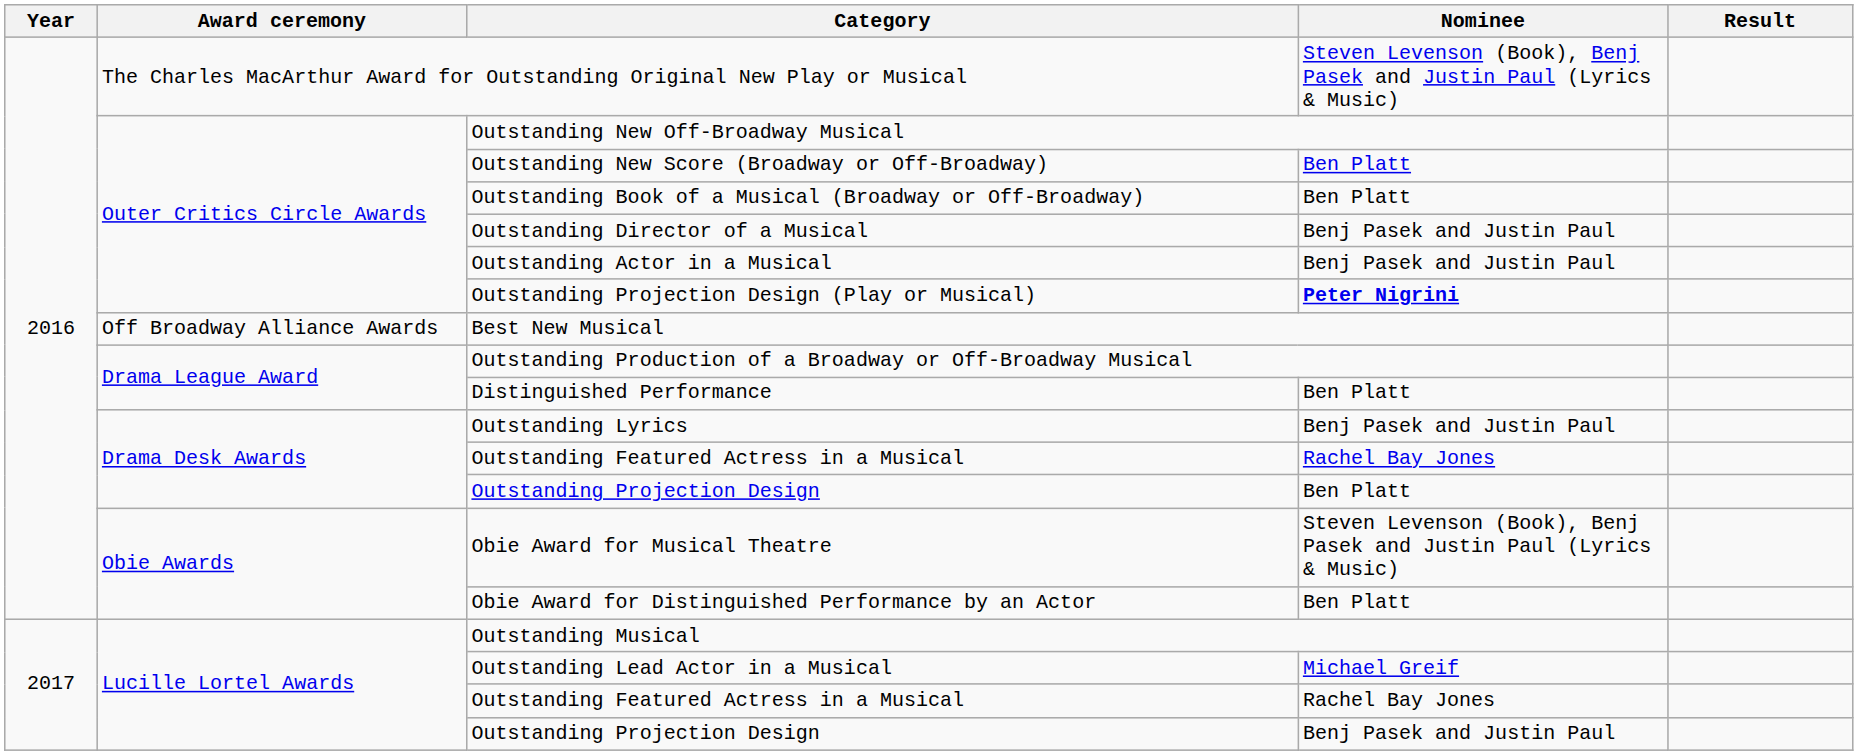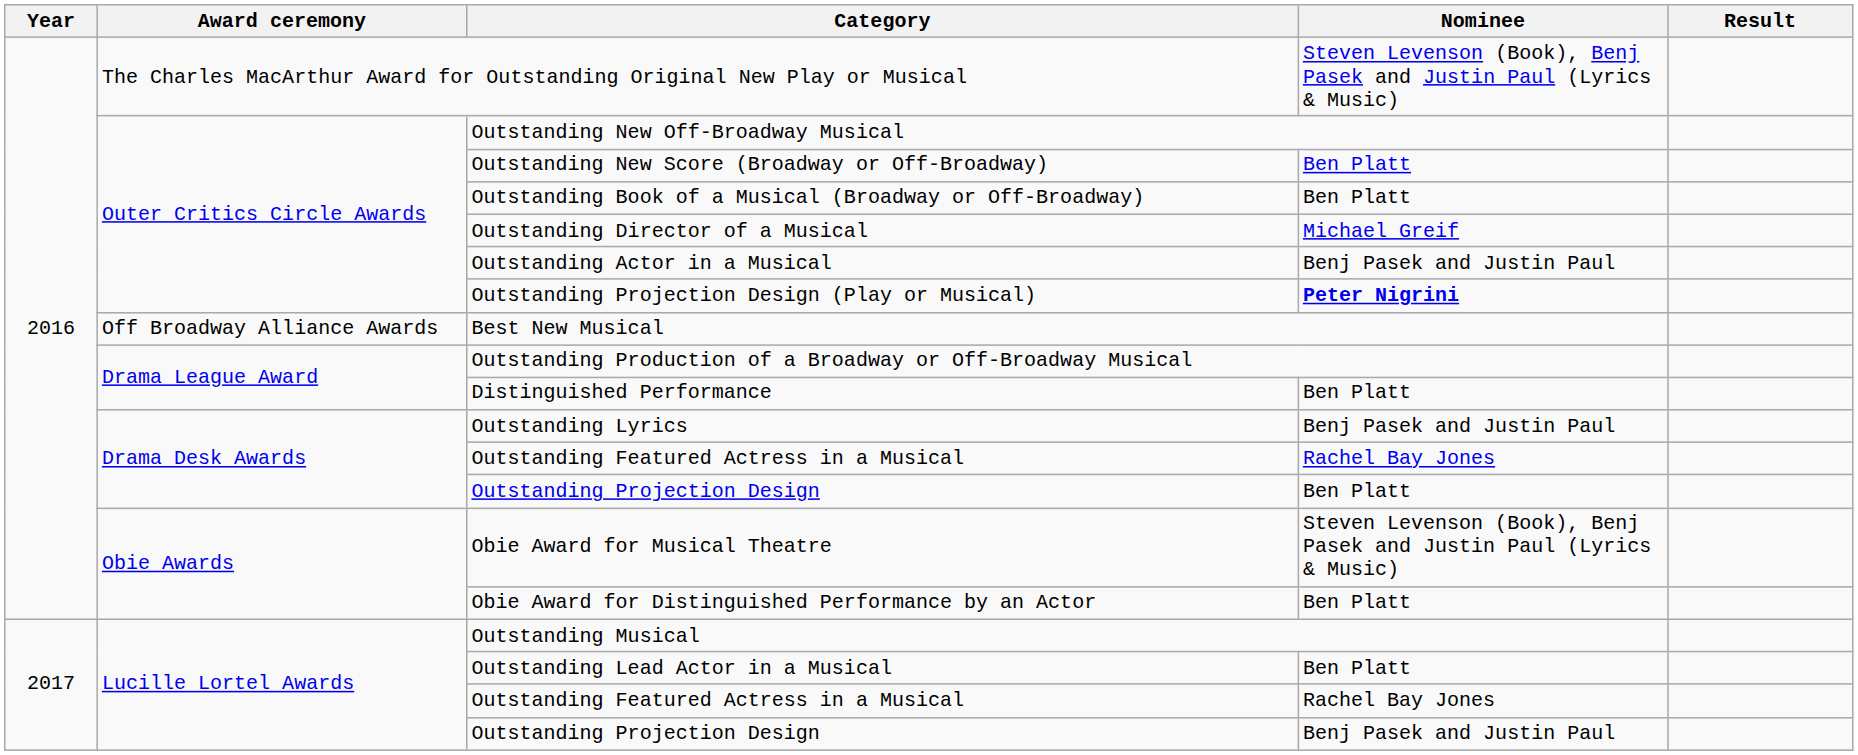(1459, 230) Benj Pasek and Justin Paul -> (1381, 230) Michael Greif
(1381, 668) Michael Greif -> (1357, 668) Ben Platt
